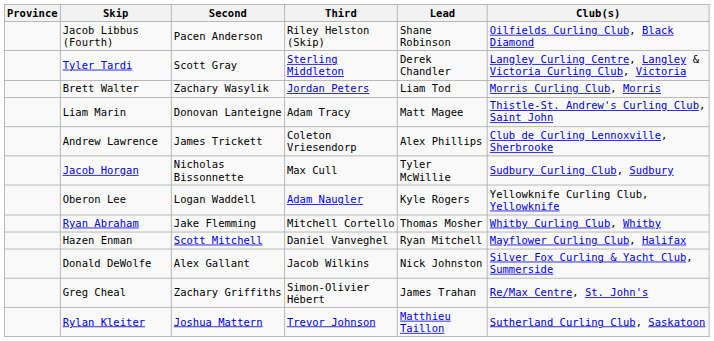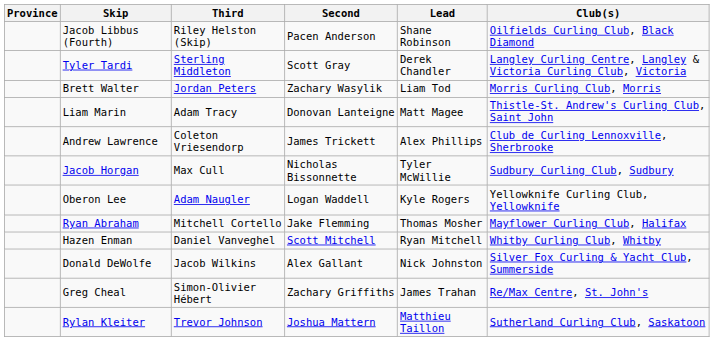columns swapped: (341, 13) <-> (228, 13)
(575, 223) Whitby Curling Club, Whitby -> (588, 223) Mayflower Curling Club, Halifax
(588, 240) Mayflower Curling Club, Halifax -> (575, 240) Whitby Curling Club, Whitby
